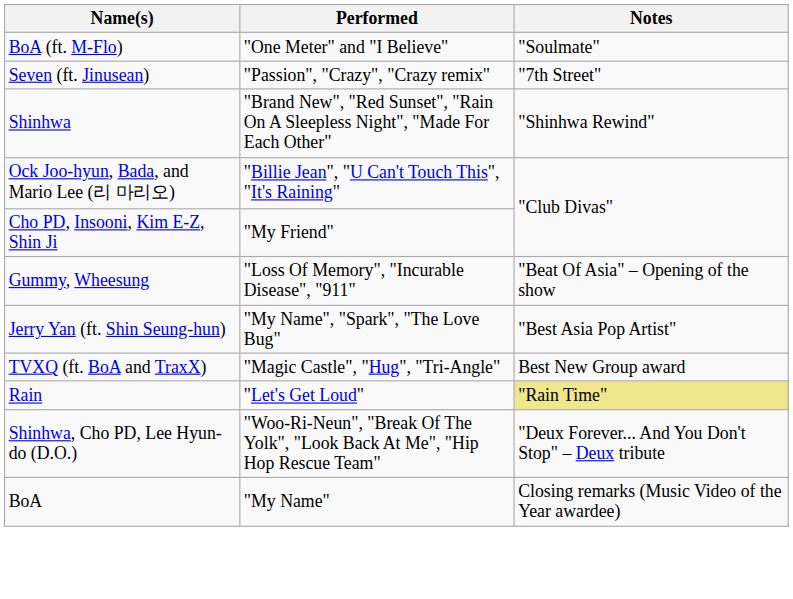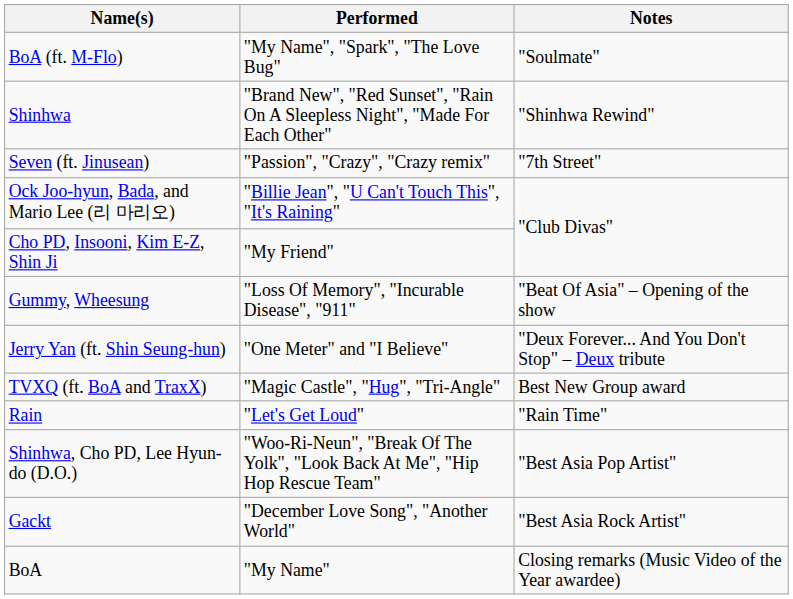(346, 46) "One Meter" and "I Believe" -> (362, 56) "My Name", "Spark", "The Love Bug"
rows swapped: (79, 74) <-> (40, 123)
(362, 328) "My Name", "Spark", "The Love Bug" -> (346, 348) "One Meter" and "I Believe"
(597, 328) "Best Asia Pop Artist" -> (632, 348) "Deux Forever... And You Don't Stop" – Deux tribute
(563, 395) khaki background -> (563, 415) no background
(632, 443) "Deux Forever... And You Don't Stop" – Deux tribute -> (597, 463) "Best Asia Pop Artist"
+ row: (30, 521)
